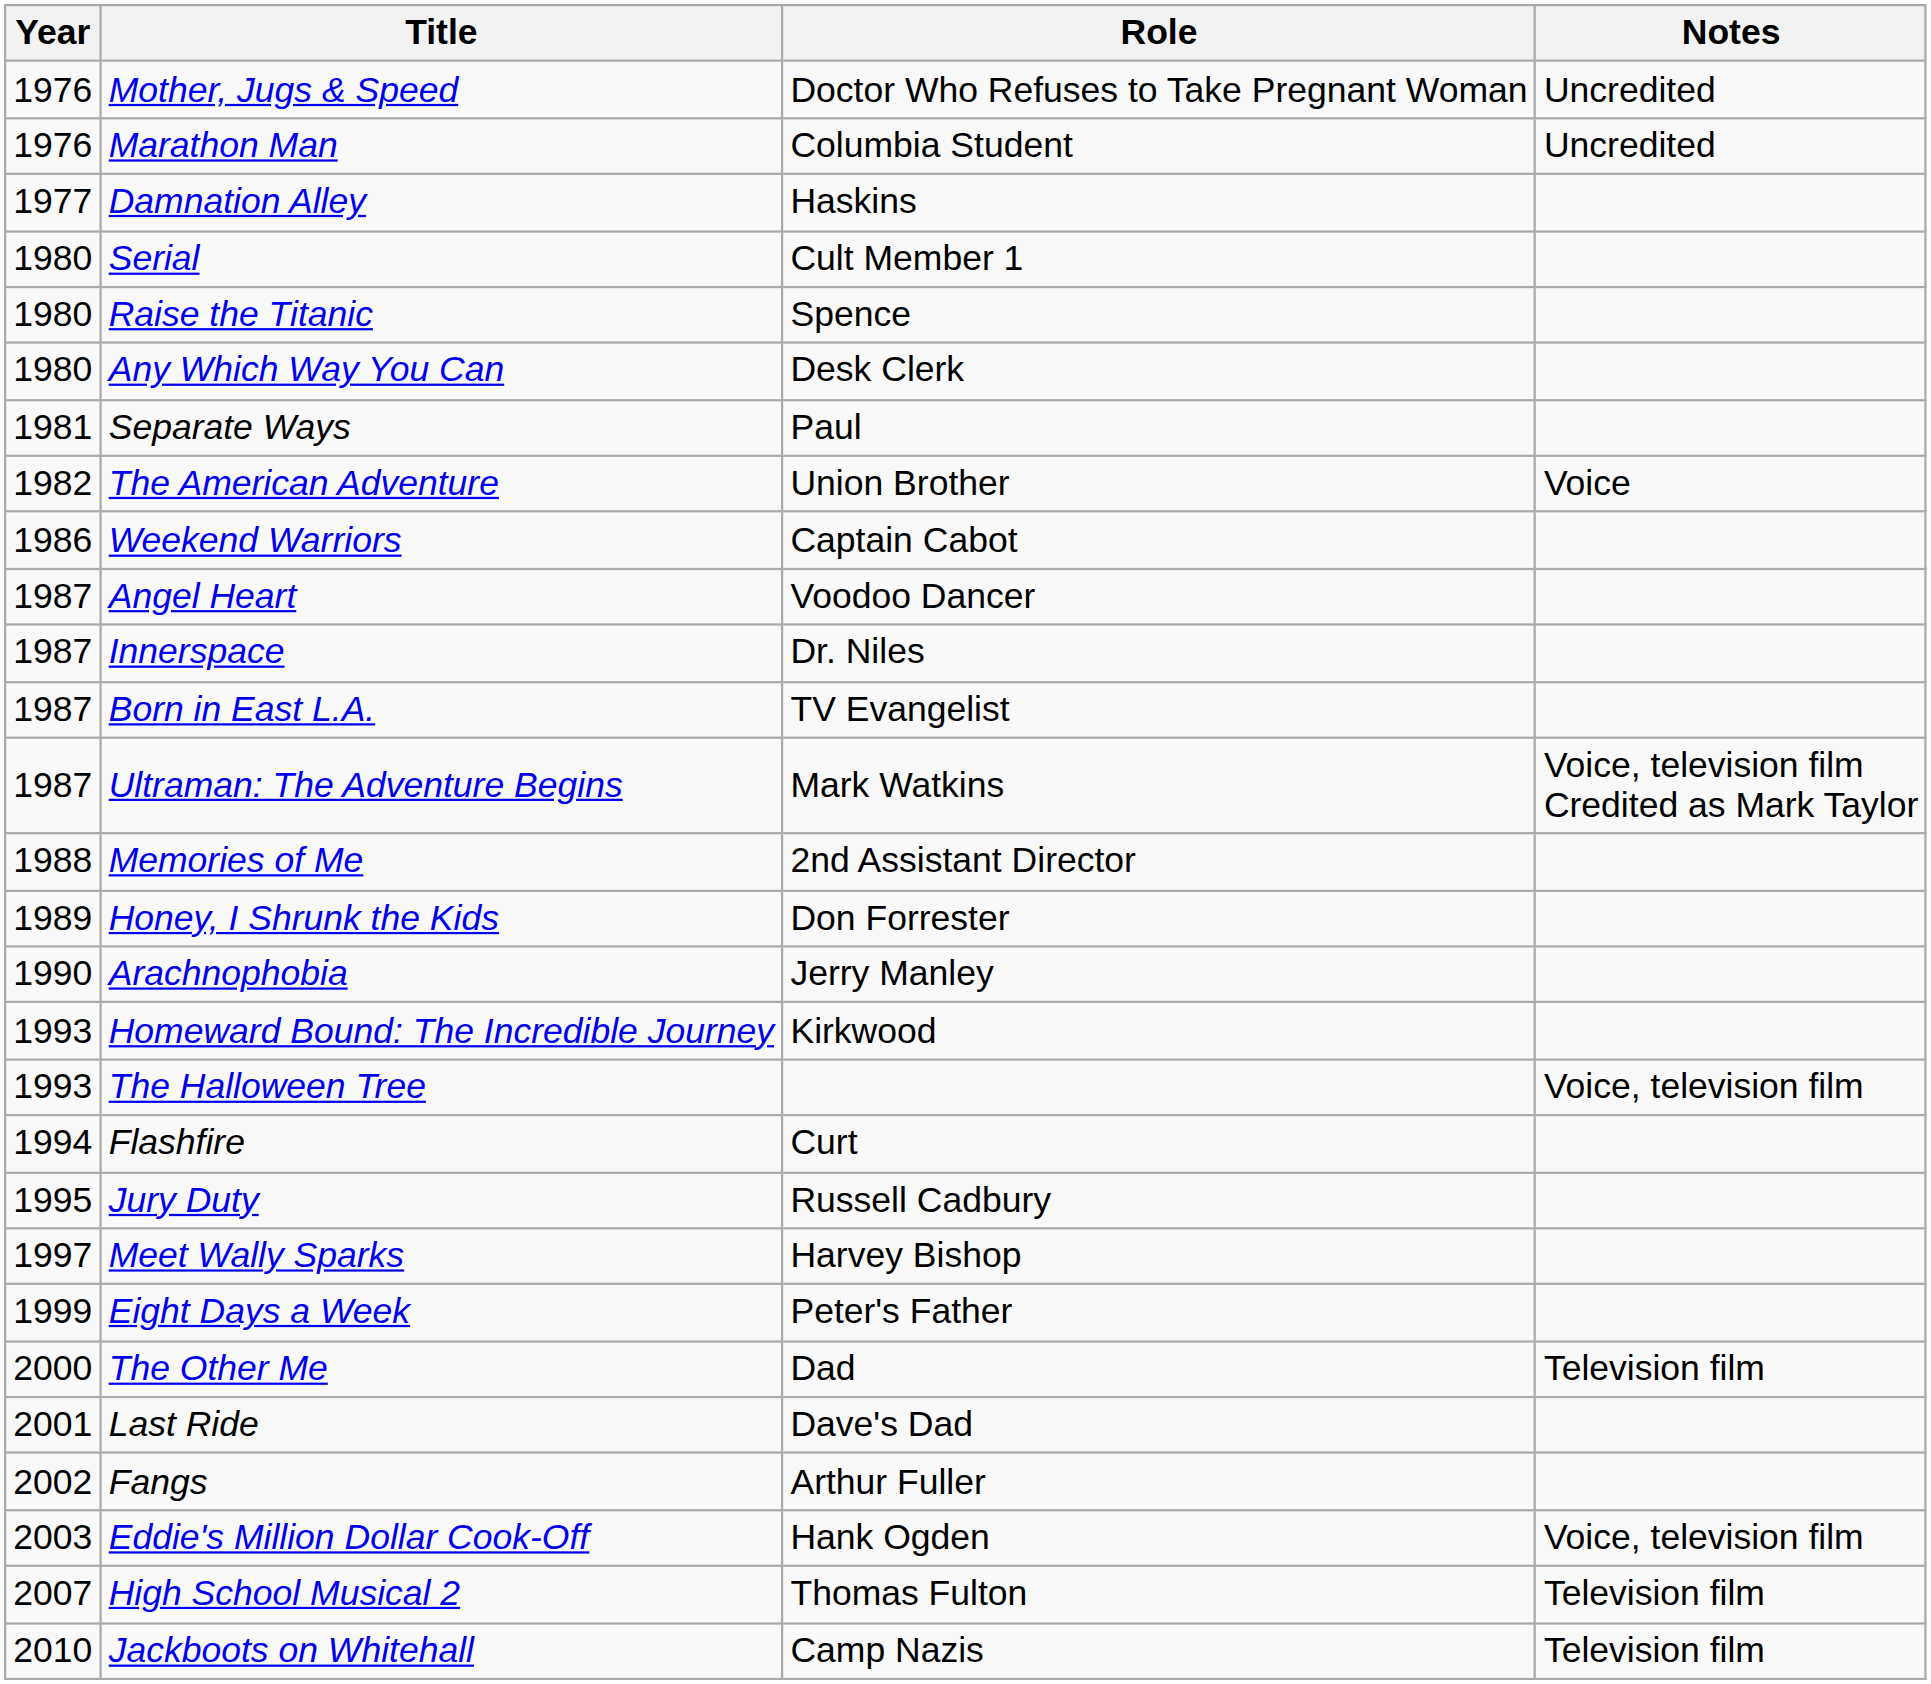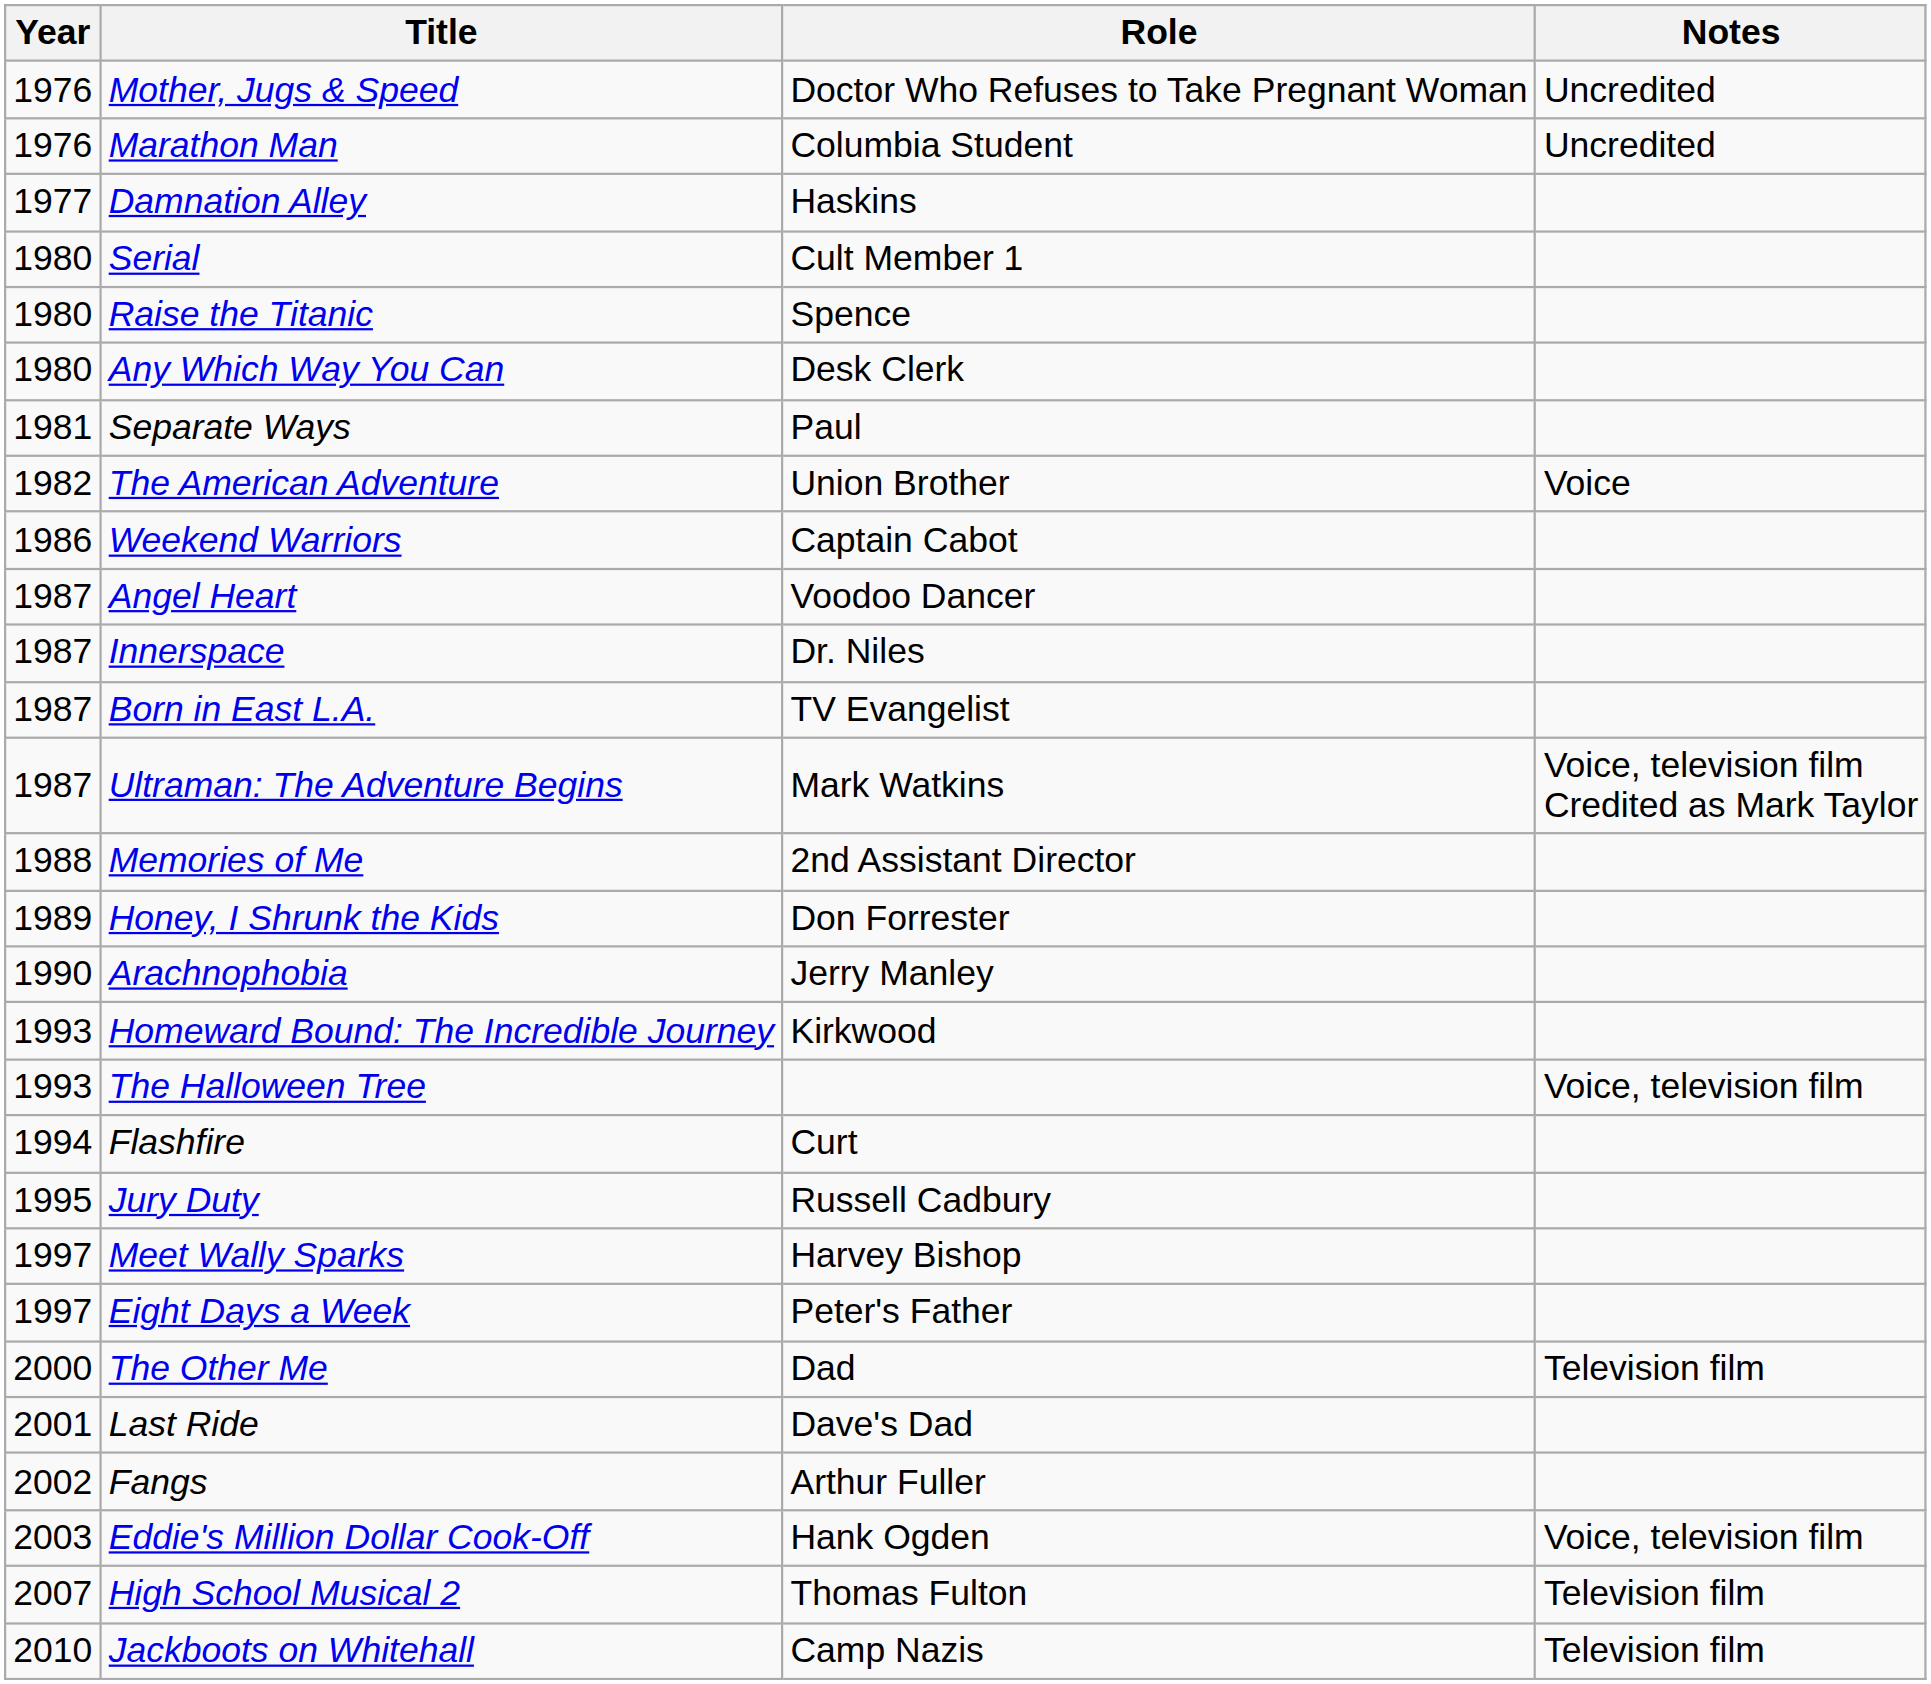(53, 1311) 1999 -> (53, 1311) 1997
